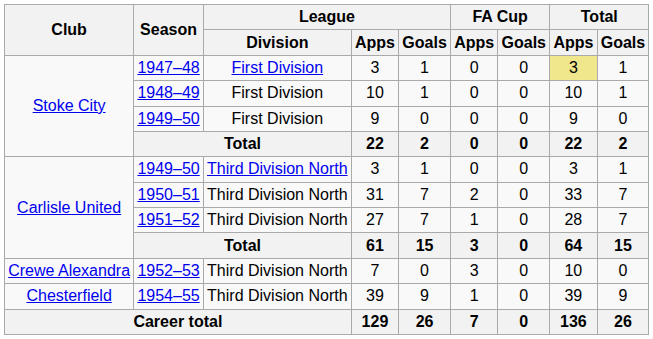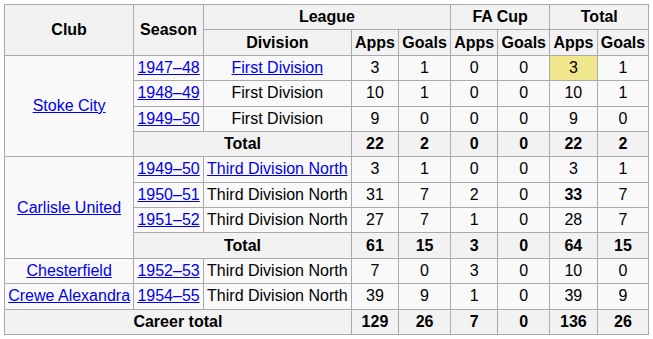(573, 194) normal -> (573, 194) bold
(69, 270) Crewe Alexandra -> (69, 270) Chesterfield
(69, 296) Chesterfield -> (69, 296) Crewe Alexandra
